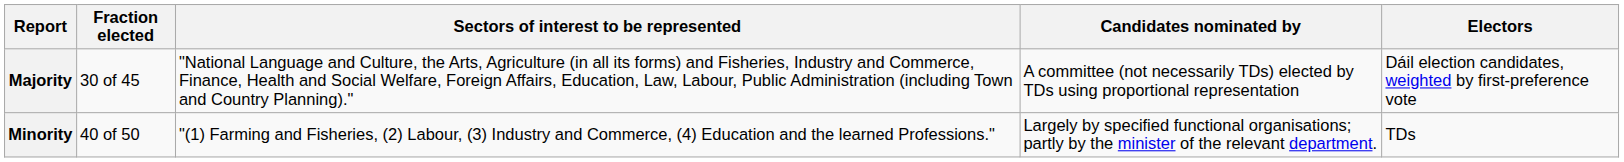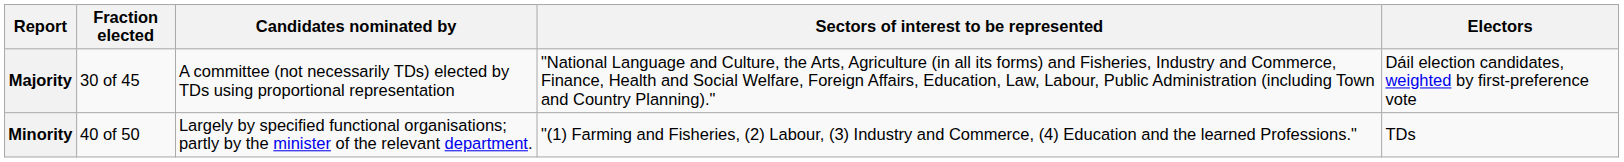columns swapped: (597, 26) <-> (1201, 26)
